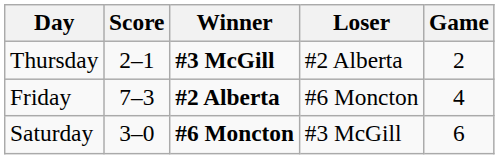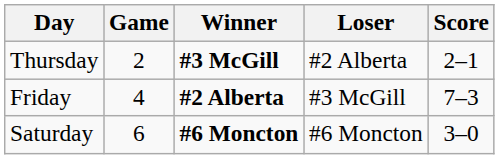columns swapped: (459, 23) <-> (137, 23)
(362, 97) #6 Moncton -> (357, 97) #3 McGill
(353, 134) #3 McGill -> (366, 134) #6 Moncton
